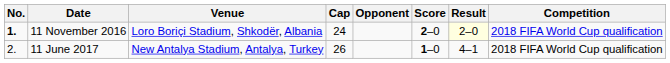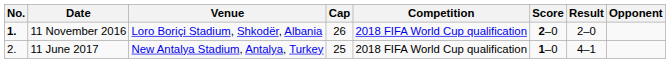columns swapped: (382, 13) <-> (577, 13)
(339, 31) 24 -> (339, 31) 26
(468, 31) lightyellow background -> (586, 31) no background
(339, 49) 26 -> (339, 49) 25
